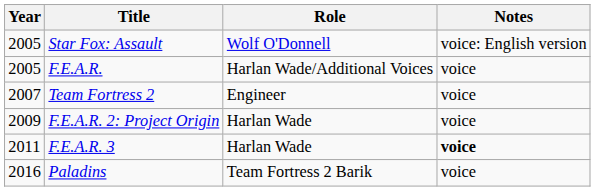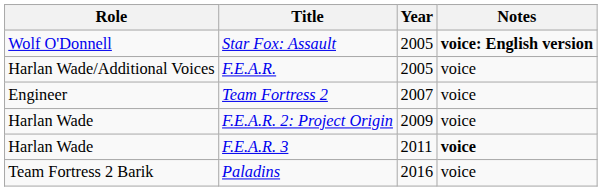columns swapped: (25, 17) <-> (330, 17)
(514, 43) normal -> (517, 43) bold
